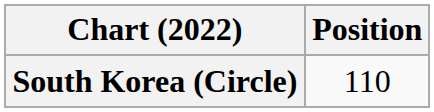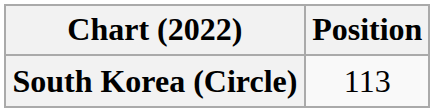(367, 80) 110 -> (367, 80) 113
